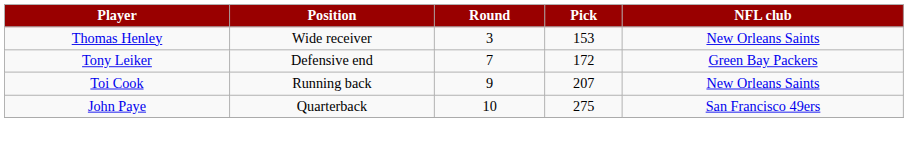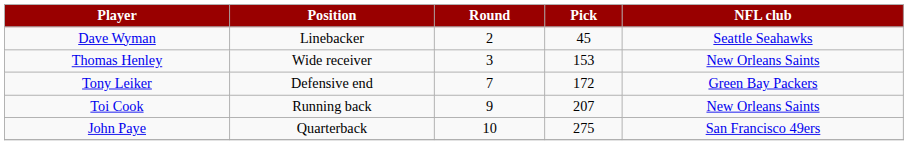+ row: (117, 38)
